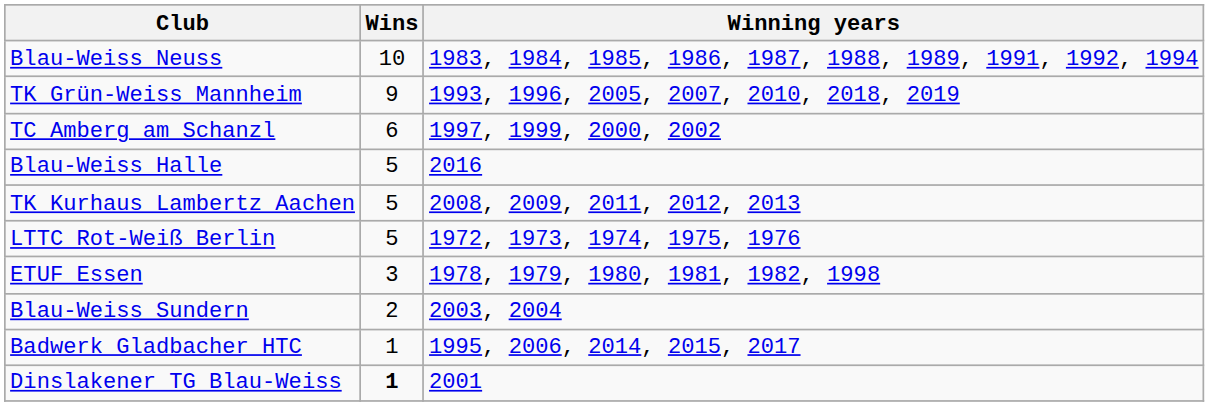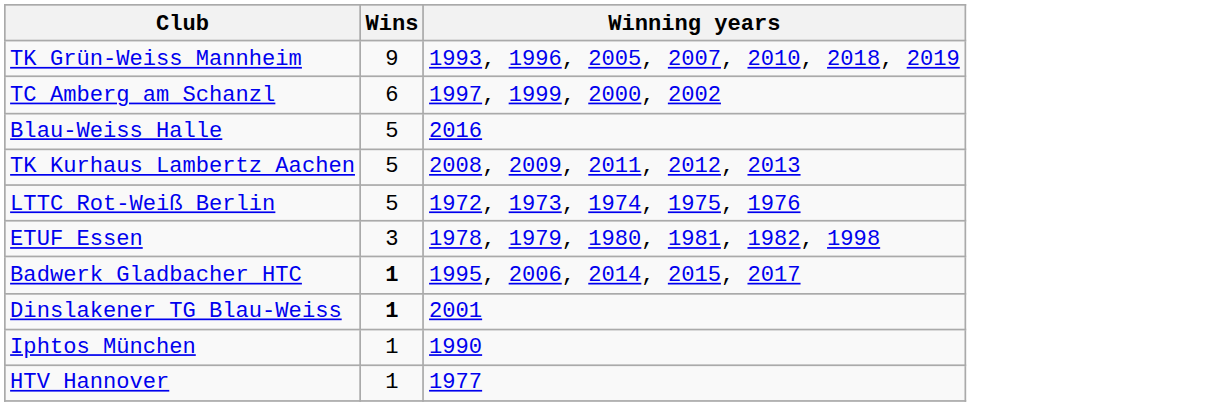- row: (116, 59)
- row: (129, 311)
(392, 347) normal -> (392, 275) bold
+ row: (103, 347)
+ row: (90, 383)
